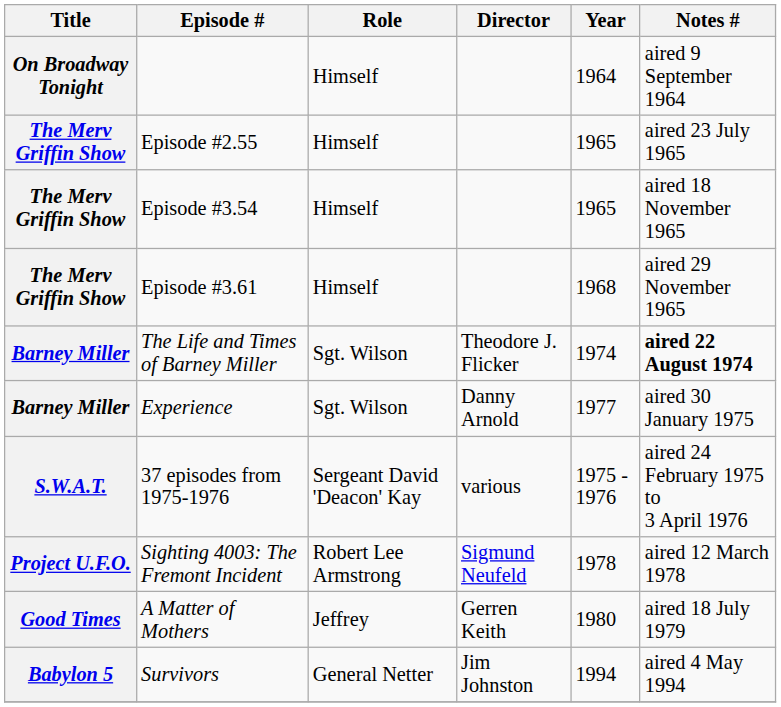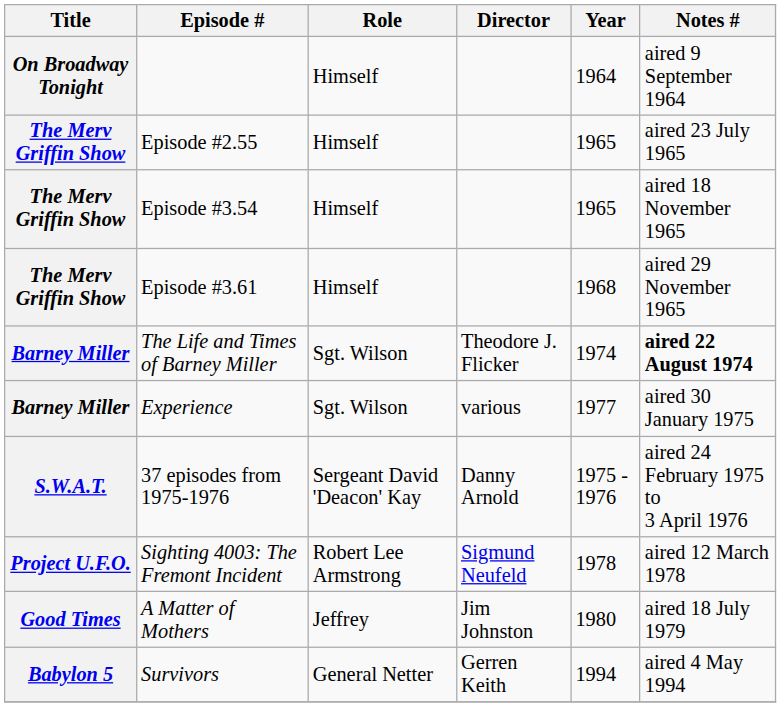(490, 408) Danny Arnold -> (491, 408) various
(491, 486) various -> (490, 486) Danny Arnold
(489, 619) Gerren Keith -> (497, 619) Jim Johnston
(497, 674) Jim Johnston -> (489, 674) Gerren Keith
